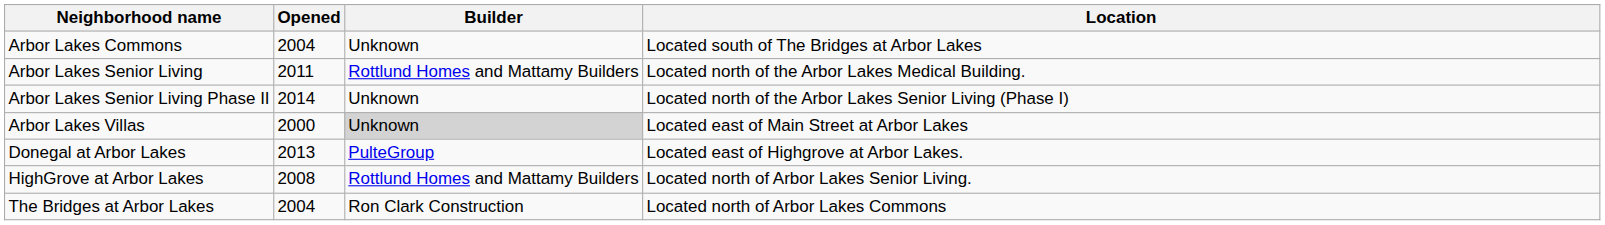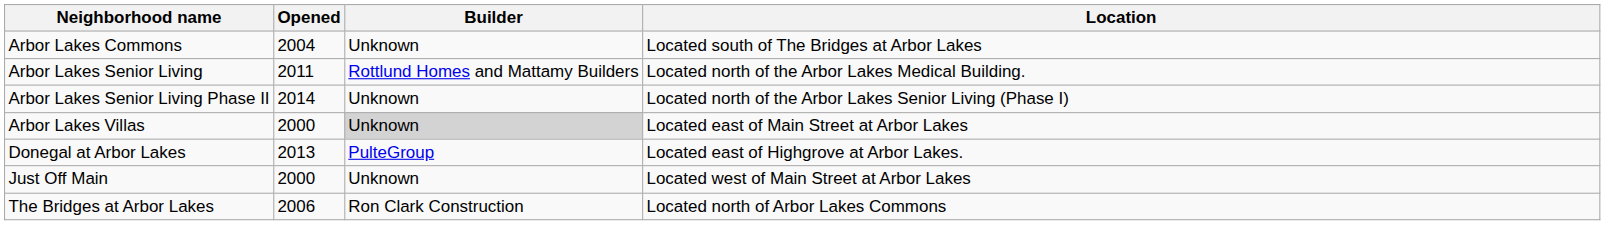- row: (106, 179)
+ row: (58, 179)
(296, 206) 2004 -> (296, 206) 2006
